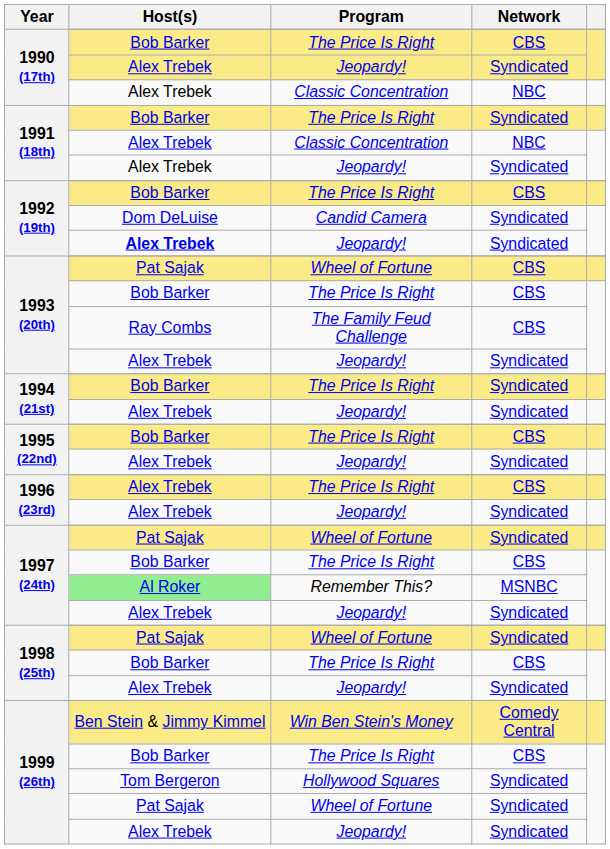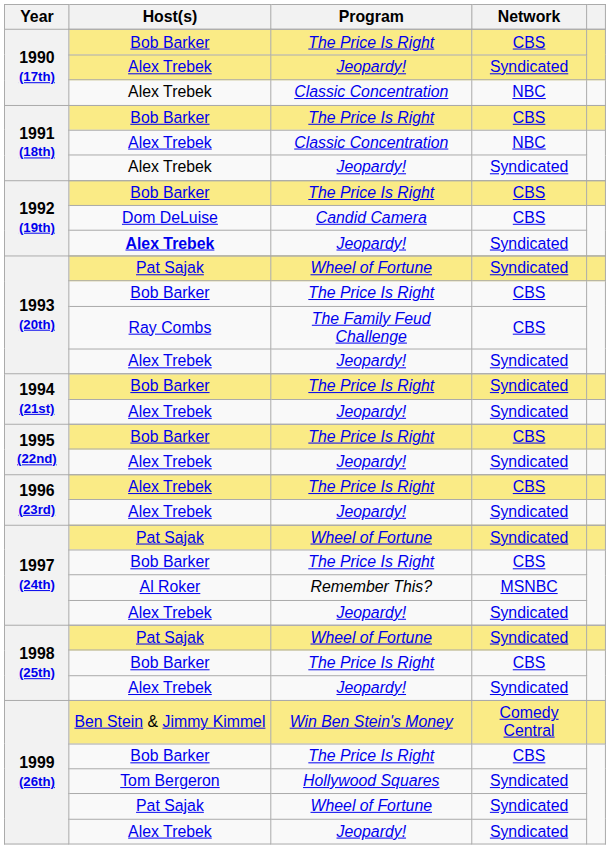(529, 117) Syndicated -> (529, 117) CBS
(529, 218) Syndicated -> (529, 218) CBS
(529, 268) CBS -> (529, 268) Syndicated
(170, 587) lightgreen background -> (170, 587) no background
